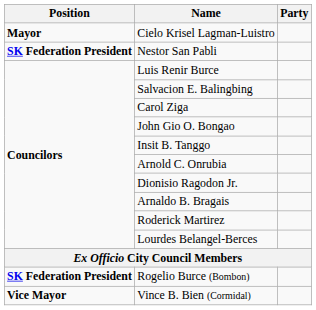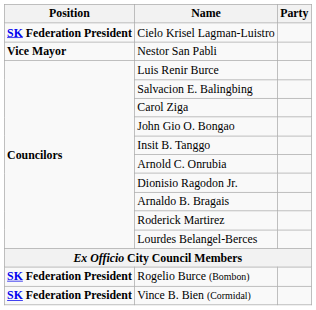(24, 32) Mayor -> (69, 32) SK Federation President
(69, 51) SK Federation President -> (37, 51) Vice Mayor
(37, 295) Vice Mayor -> (69, 295) SK Federation President
